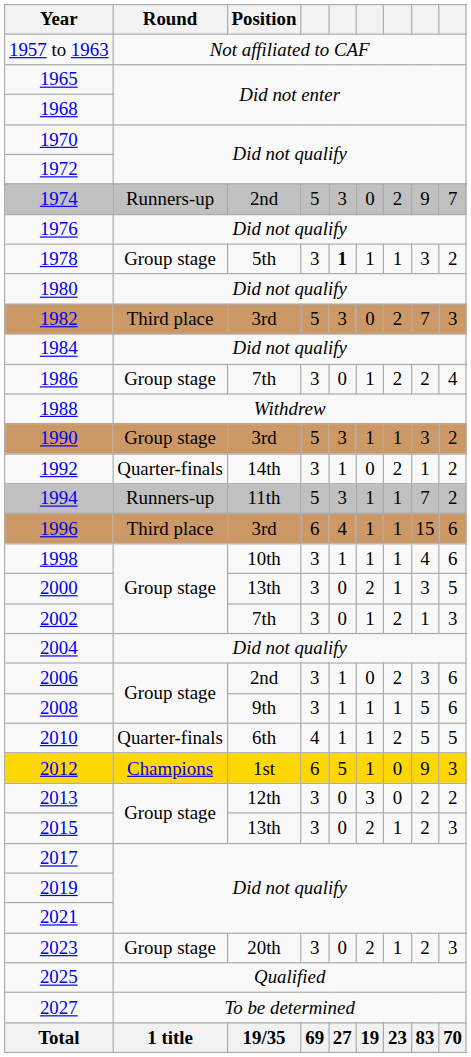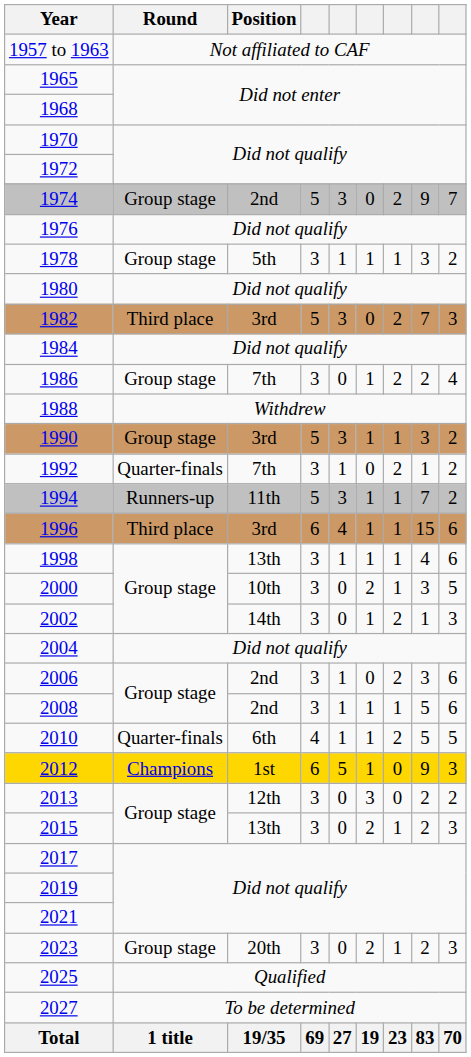(170, 199) Runners-up -> (170, 199) Group stage
(342, 259) bold -> (342, 259) normal
(264, 468) 14th -> (264, 468) 7th
(264, 558) 10th -> (264, 558) 13th
(264, 588) 13th -> (264, 588) 10th
(264, 618) 7th -> (264, 618) 14th
(264, 708) 9th -> (264, 708) 2nd
